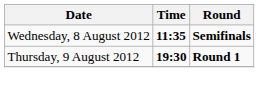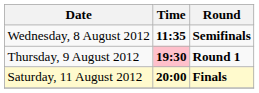(171, 56) no background -> (171, 56) pink background
+ row: (75, 77)
